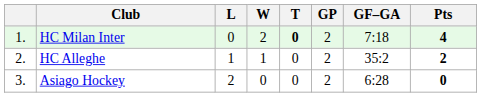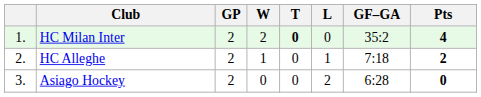columns swapped: (327, 15) <-> (231, 15)
(377, 37) 7:18 -> (377, 37) 35:2
(377, 59) 35:2 -> (377, 59) 7:18
